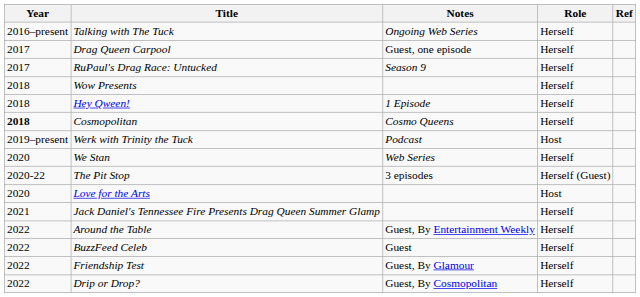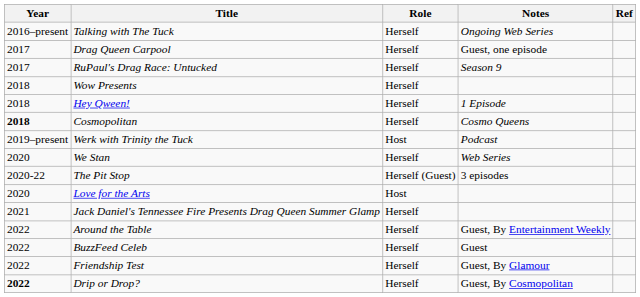columns swapped: (575, 13) <-> (460, 13)
(18, 283) normal -> (18, 283) bold
